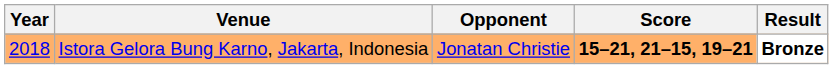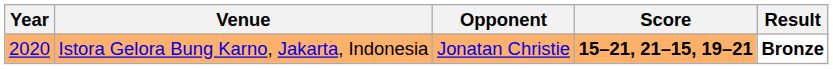(29, 49) 2018 -> (29, 49) 2020
